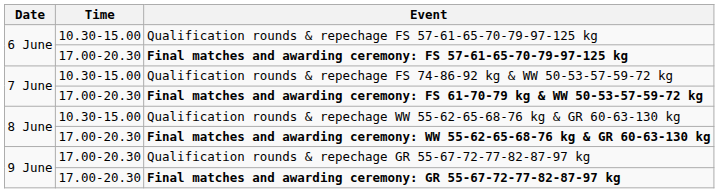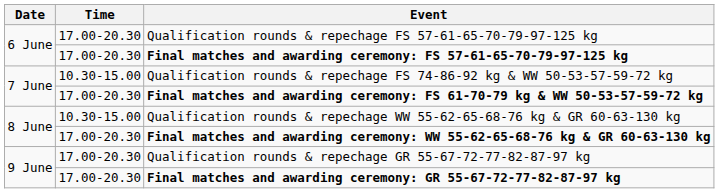(100, 35) 10.30-15.00 -> (100, 35) 17.00-20.30
